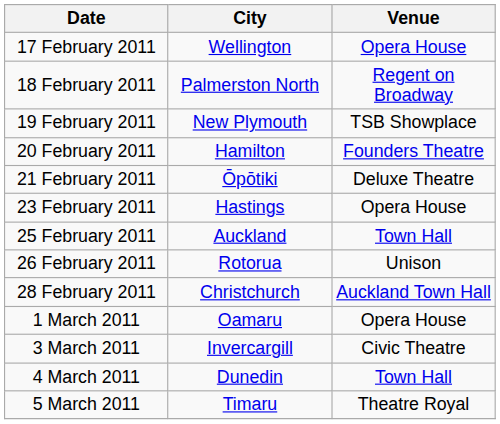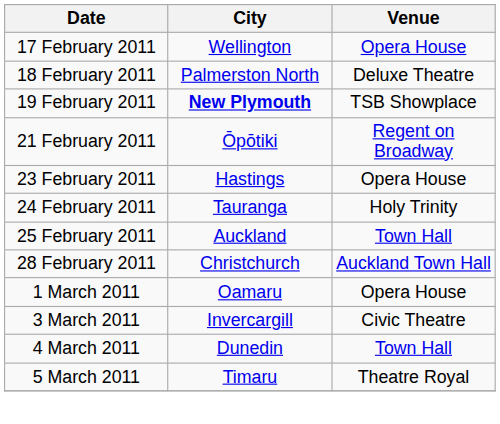(414, 84) Regent on Broadway -> (414, 74) Deluxe Theatre
(250, 123) normal -> (250, 103) bold
- row: (86, 151)
(414, 179) Deluxe Theatre -> (414, 141) Regent on Broadway
+ row: (86, 207)
- row: (86, 263)
